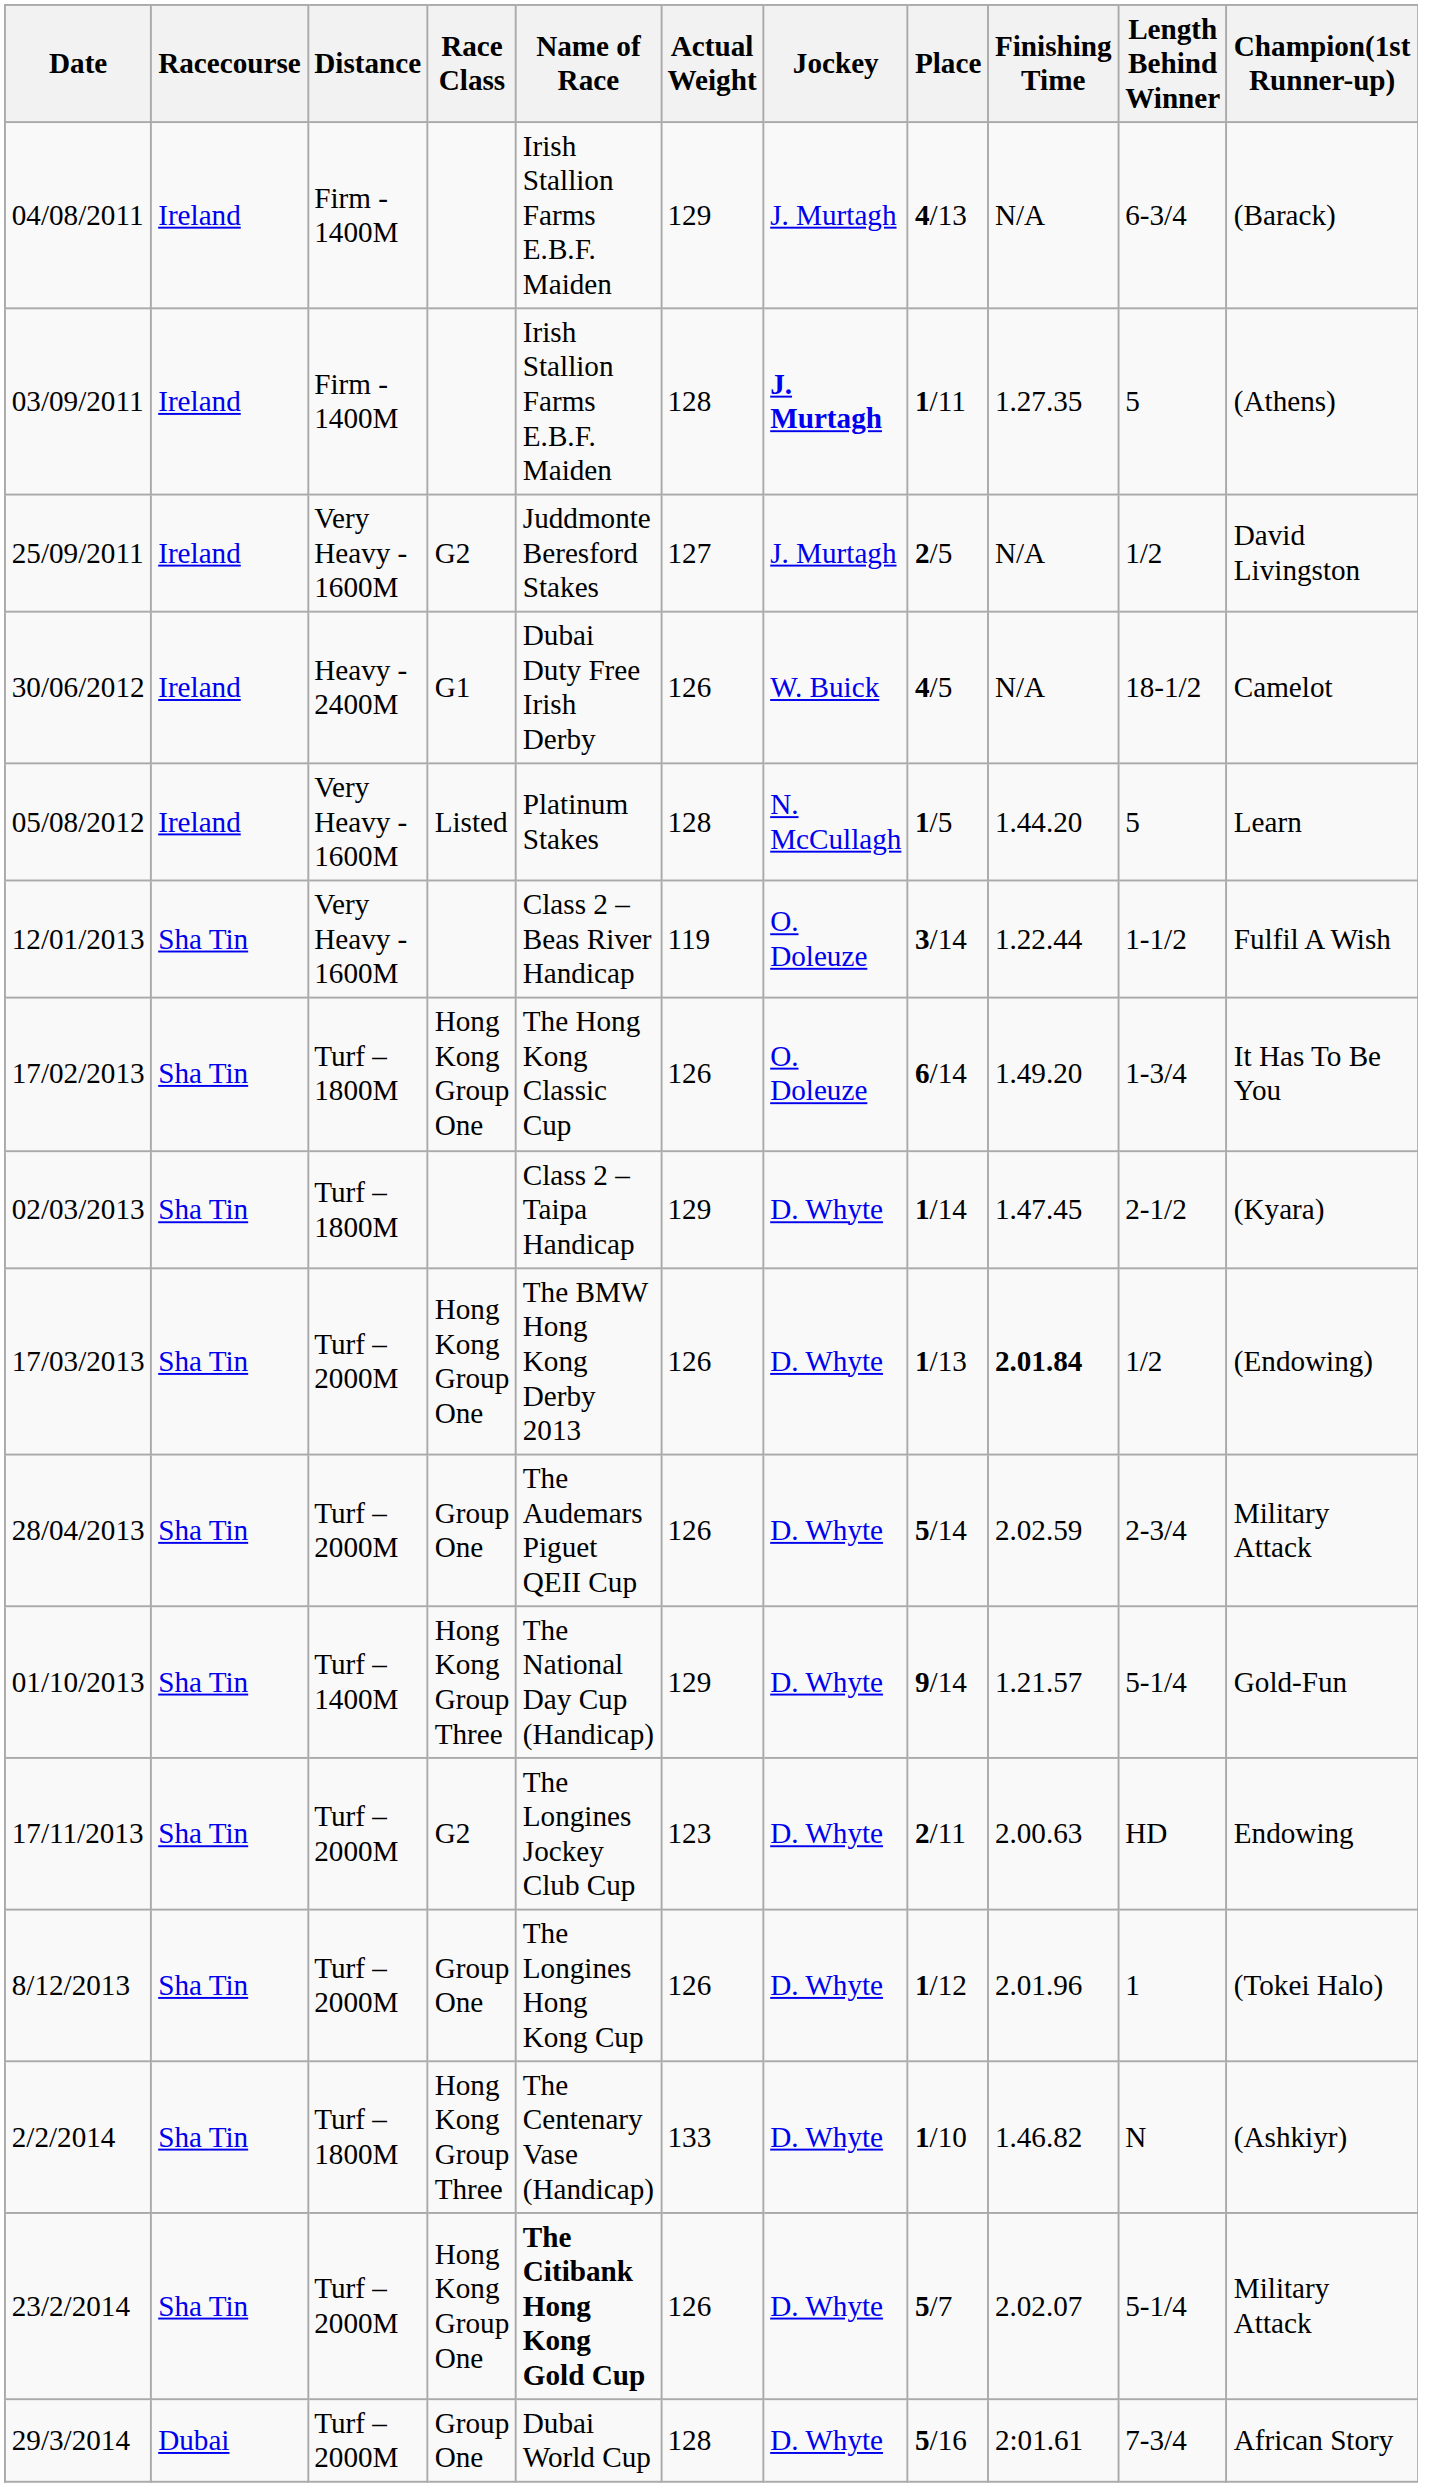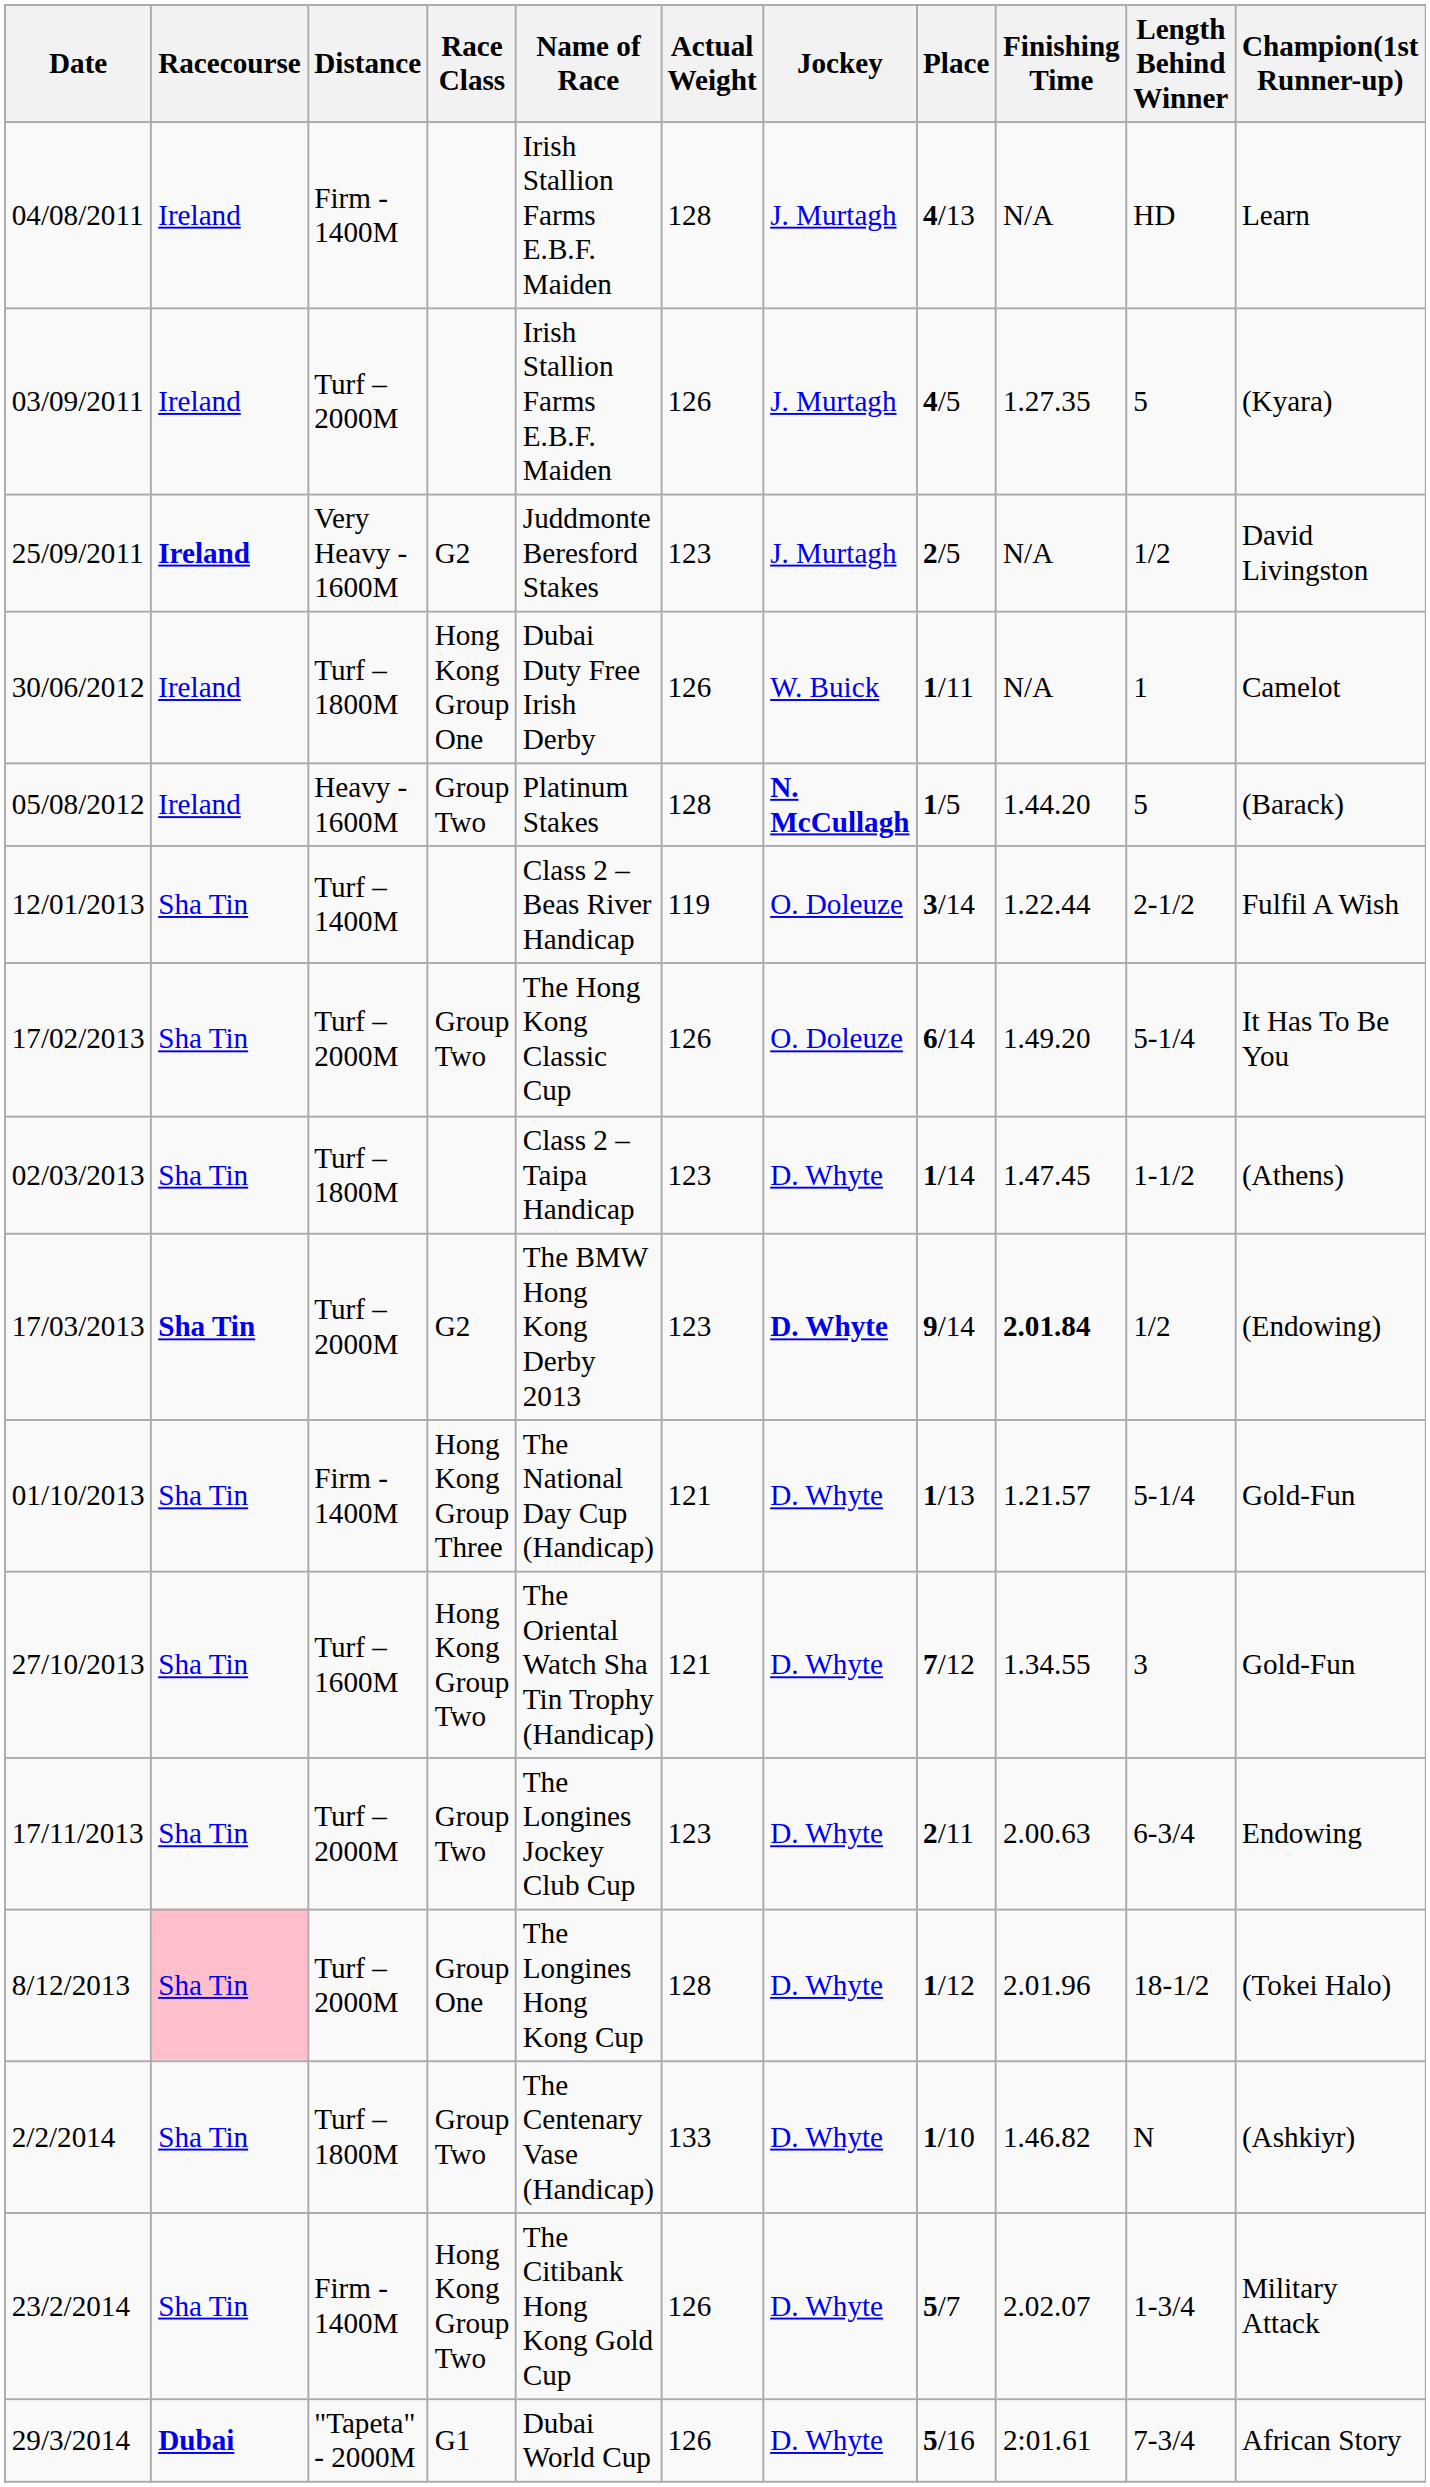(689, 215) 129 -> (689, 215) 128
(1156, 215) 6-3/4 -> (1154, 215) HD
(1285, 215) (Barack) -> (1276, 215) Learn
(356, 401) Firm - 1400M -> (356, 401) Turf – 2000M
(689, 401) 128 -> (689, 401) 126
(826, 401) bold -> (833, 401) normal
(940, 401) 1/11 -> (942, 401) 4/5
(1285, 401) (Athens) -> (1287, 401) (Kyara)
(199, 553) normal -> (204, 553) bold
(689, 553) 127 -> (689, 553) 123
(361, 687) Heavy - 2400M -> (356, 687) Turf – 1800M
(453, 687) G1 -> (472, 687) Hong Kong Group One
(934, 687) 4/5 -> (948, 687) 1/11
(1163, 687) 18-1/2 -> (1141, 687) 1
(361, 822) Very Heavy - 1600M -> (361, 805) Heavy - 1600M
(471, 822) Listed -> (472, 805) Group Two
(836, 822) normal -> (840, 805) bold
(1268, 822) Learn -> (1293, 805) (Barack)
(361, 939) Very Heavy - 1600M -> (356, 904) Turf – 1400M
(1156, 939) 1-1/2 -> (1164, 904) 2-1/2
(356, 1074) Turf – 1800M -> (356, 1039) Turf – 2000M
(472, 1074) Hong Kong Group One -> (472, 1039) Group Two
(1156, 1074) 1-3/4 -> (1164, 1039) 5-1/4
(689, 1208) 129 -> (689, 1174) 123
(1156, 1208) 2-1/2 -> (1164, 1174) 1-1/2
(1279, 1208) (Kyara) -> (1293, 1174) (Athens)
(203, 1360) normal -> (207, 1325) bold
(472, 1360) Hong Kong Group One -> (453, 1325) G2
(689, 1360) 126 -> (689, 1325) 123
(827, 1360) normal -> (829, 1325) bold
(941, 1360) 1/13 -> (949, 1325) 9/14
- row: (78, 1529)
(356, 1681) Turf – 1400M -> (356, 1494) Firm - 1400M
(689, 1681) 129 -> (689, 1494) 121
(941, 1681) 9/14 -> (949, 1494) 1/13
+ row: (78, 1663)
(453, 1833) G2 -> (472, 1833) Group Two
(1146, 1833) HD -> (1164, 1833) 6-3/4
(203, 1984) no background -> (203, 1984) pink background
(689, 1984) 126 -> (689, 1984) 128
(1132, 1984) 1 -> (1171, 1984) 18-1/2
(472, 2136) Hong Kong Group Three -> (472, 2136) Group Two
(356, 2305) Turf – 2000M -> (356, 2305) Firm - 1400M
(472, 2305) Hong Kong Group One -> (472, 2305) Hong Kong Group Two
(584, 2305) bold -> (588, 2305) normal
(1156, 2305) 5-1/4 -> (1164, 2305) 1-3/4
(194, 2440) normal -> (196, 2440) bold
(356, 2440) Turf – 2000M -> (365, 2440) "Tapeta" - 2000M
(472, 2440) Group One -> (453, 2440) G1
(689, 2440) 128 -> (689, 2440) 126
